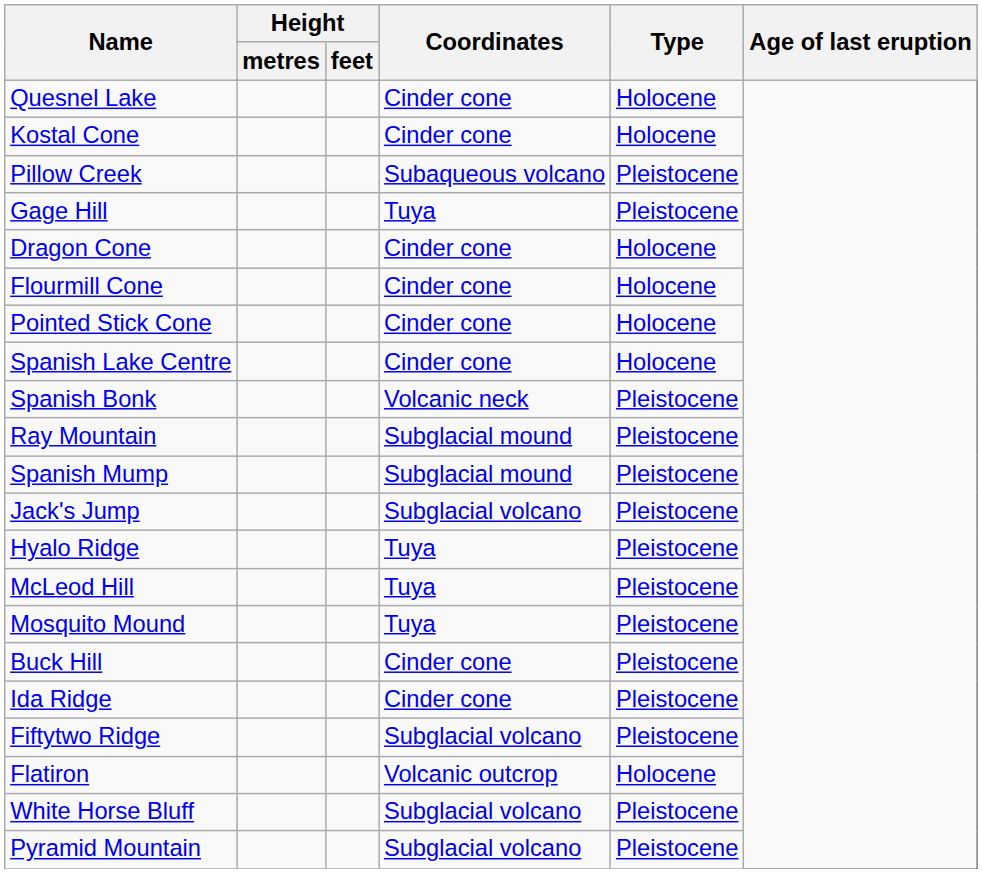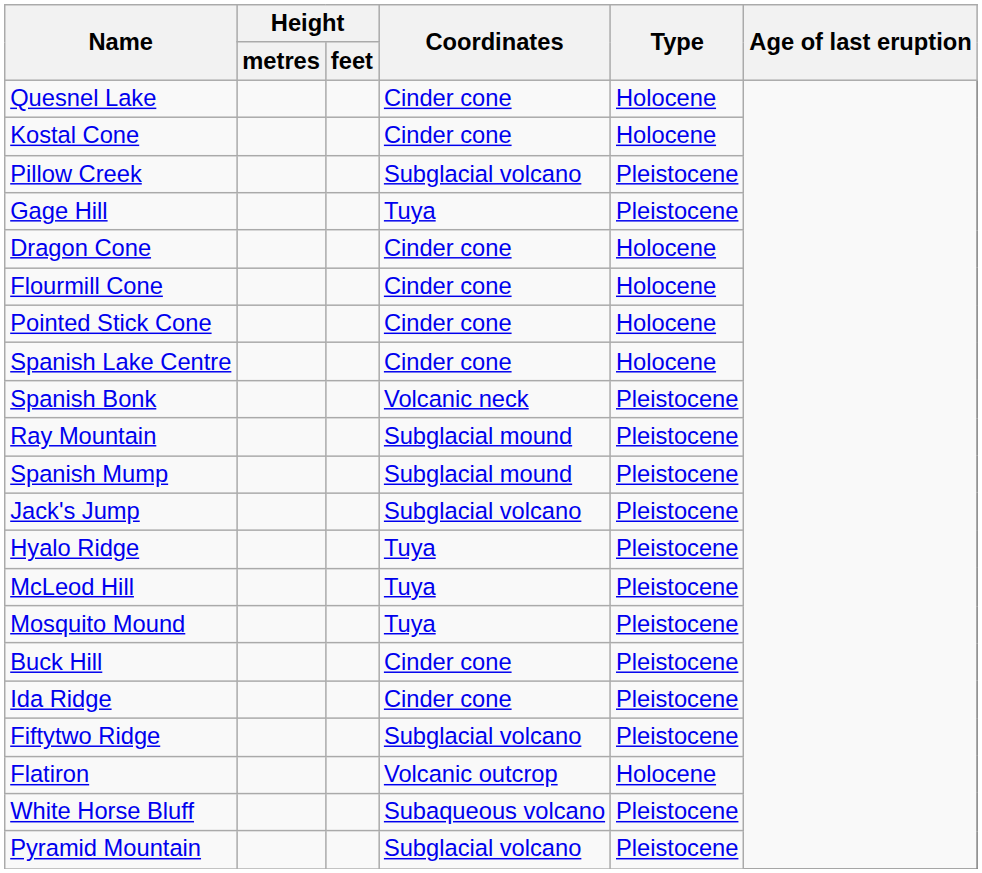(494, 173) Subaqueous volcano -> (483, 173) Subglacial volcano
(483, 811) Subglacial volcano -> (494, 811) Subaqueous volcano
